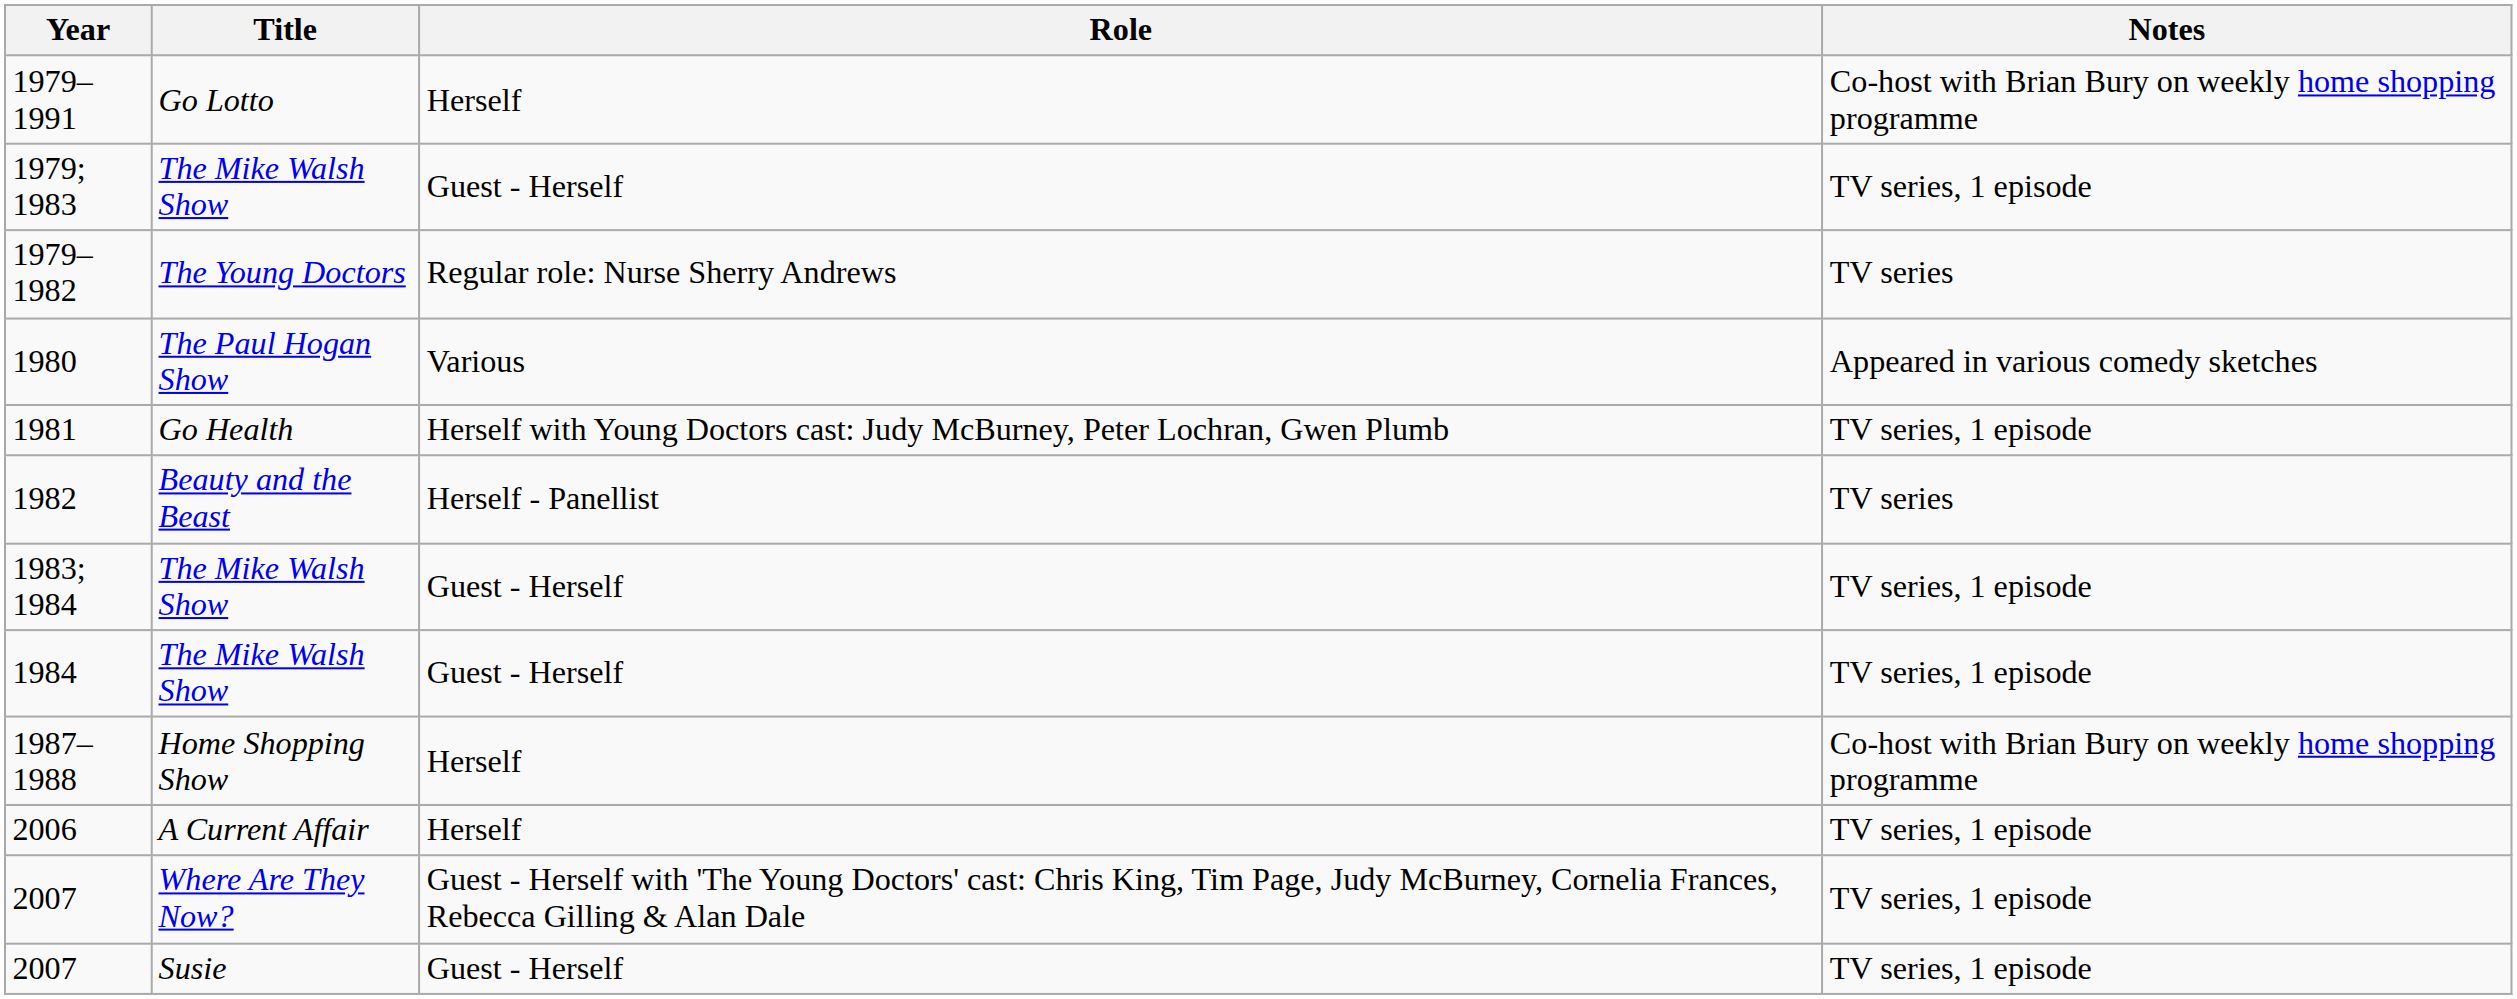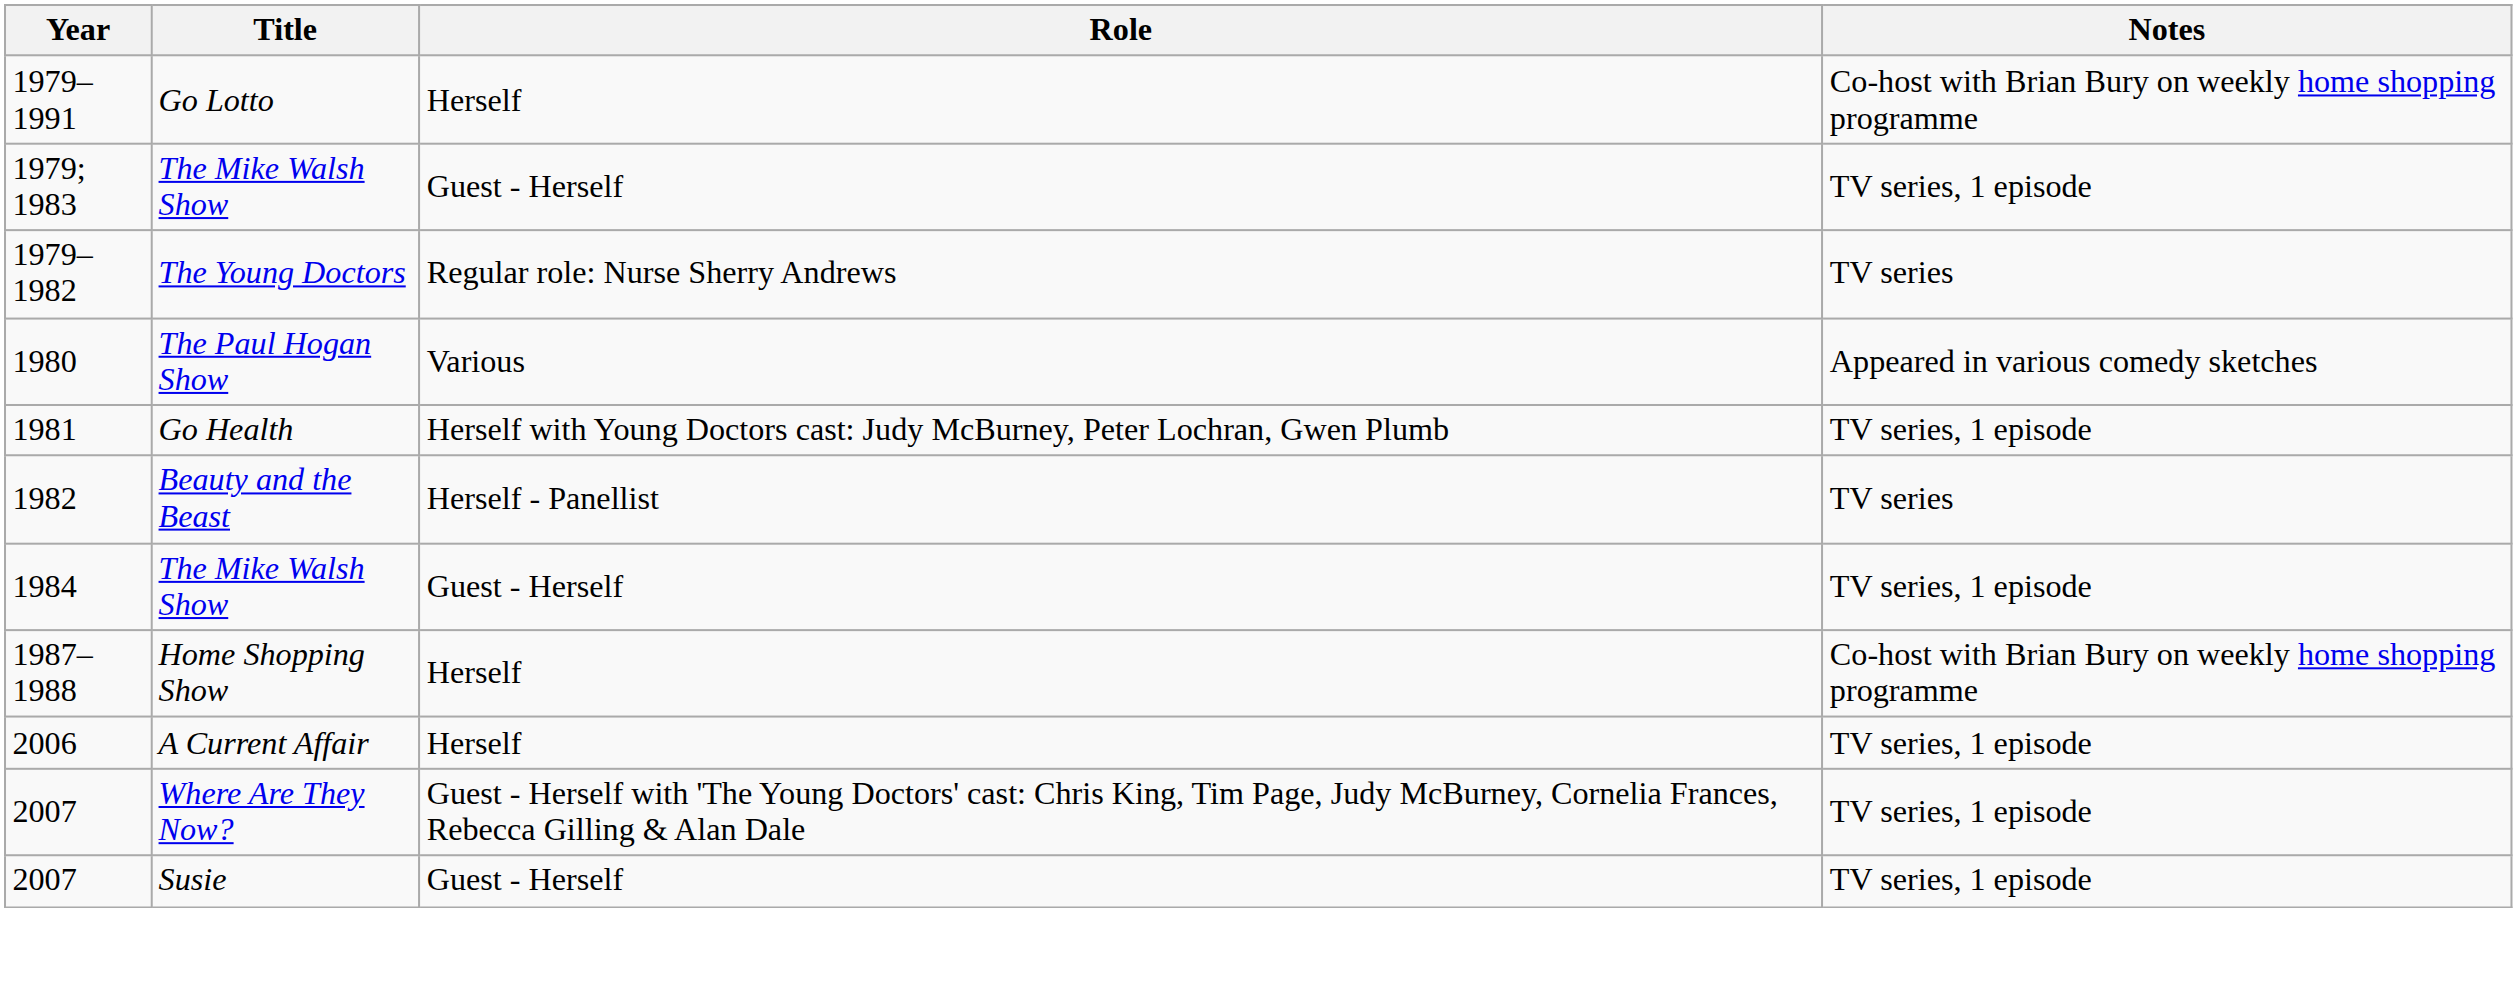- row: (49, 586)
